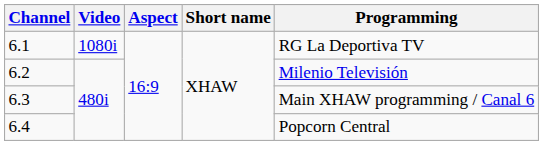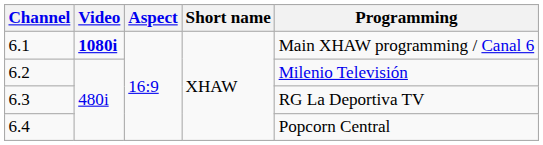(98, 45) normal -> (98, 45) bold
(351, 45) RG La Deportiva TV -> (406, 45) Main XHAW programming / Canal 6
(406, 99) Main XHAW programming / Canal 6 -> (351, 99) RG La Deportiva TV
